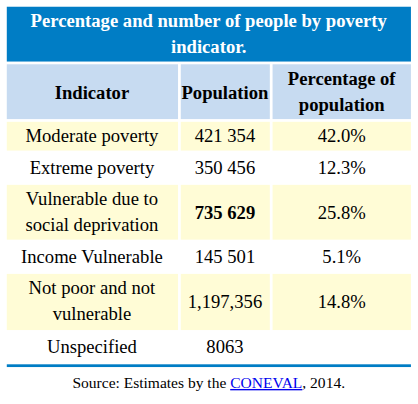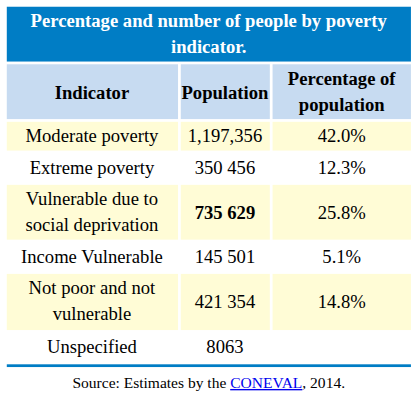(225, 136) 421 354 -> (225, 136) 1,197,356
(225, 302) 1,197,356 -> (225, 302) 421 354
